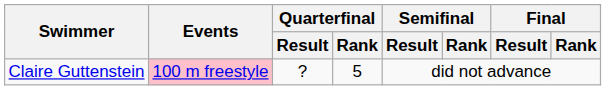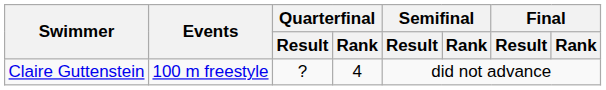(211, 72) pink background -> (211, 72) no background
(357, 72) 5 -> (357, 72) 4
